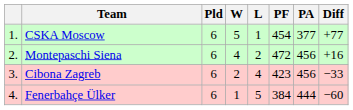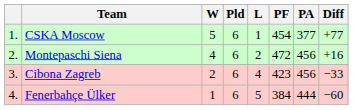columns swapped: (214, 14) <-> (237, 14)
